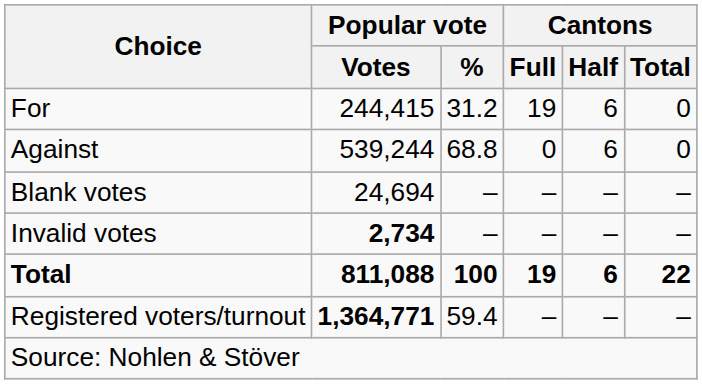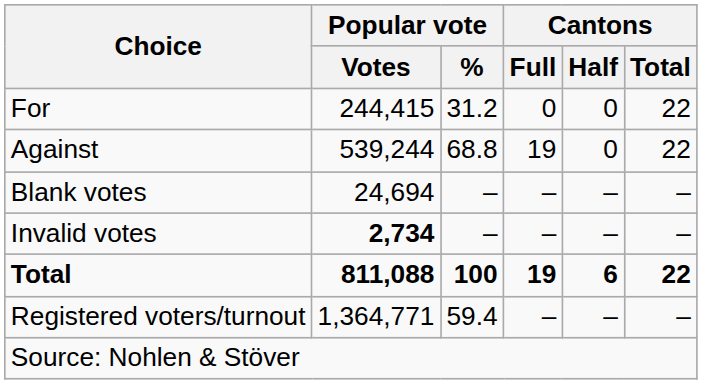(542, 108) 19 -> (549, 108) 0
(611, 108) 6 -> (611, 108) 0
(683, 108) 0 -> (676, 108) 22
(549, 150) 0 -> (542, 150) 19
(611, 150) 6 -> (611, 150) 0
(683, 150) 0 -> (676, 150) 22
(376, 316) bold -> (376, 316) normal
